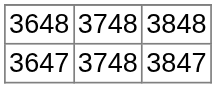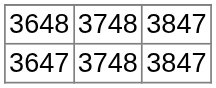(176, 23) 3848 -> (176, 23) 3847
